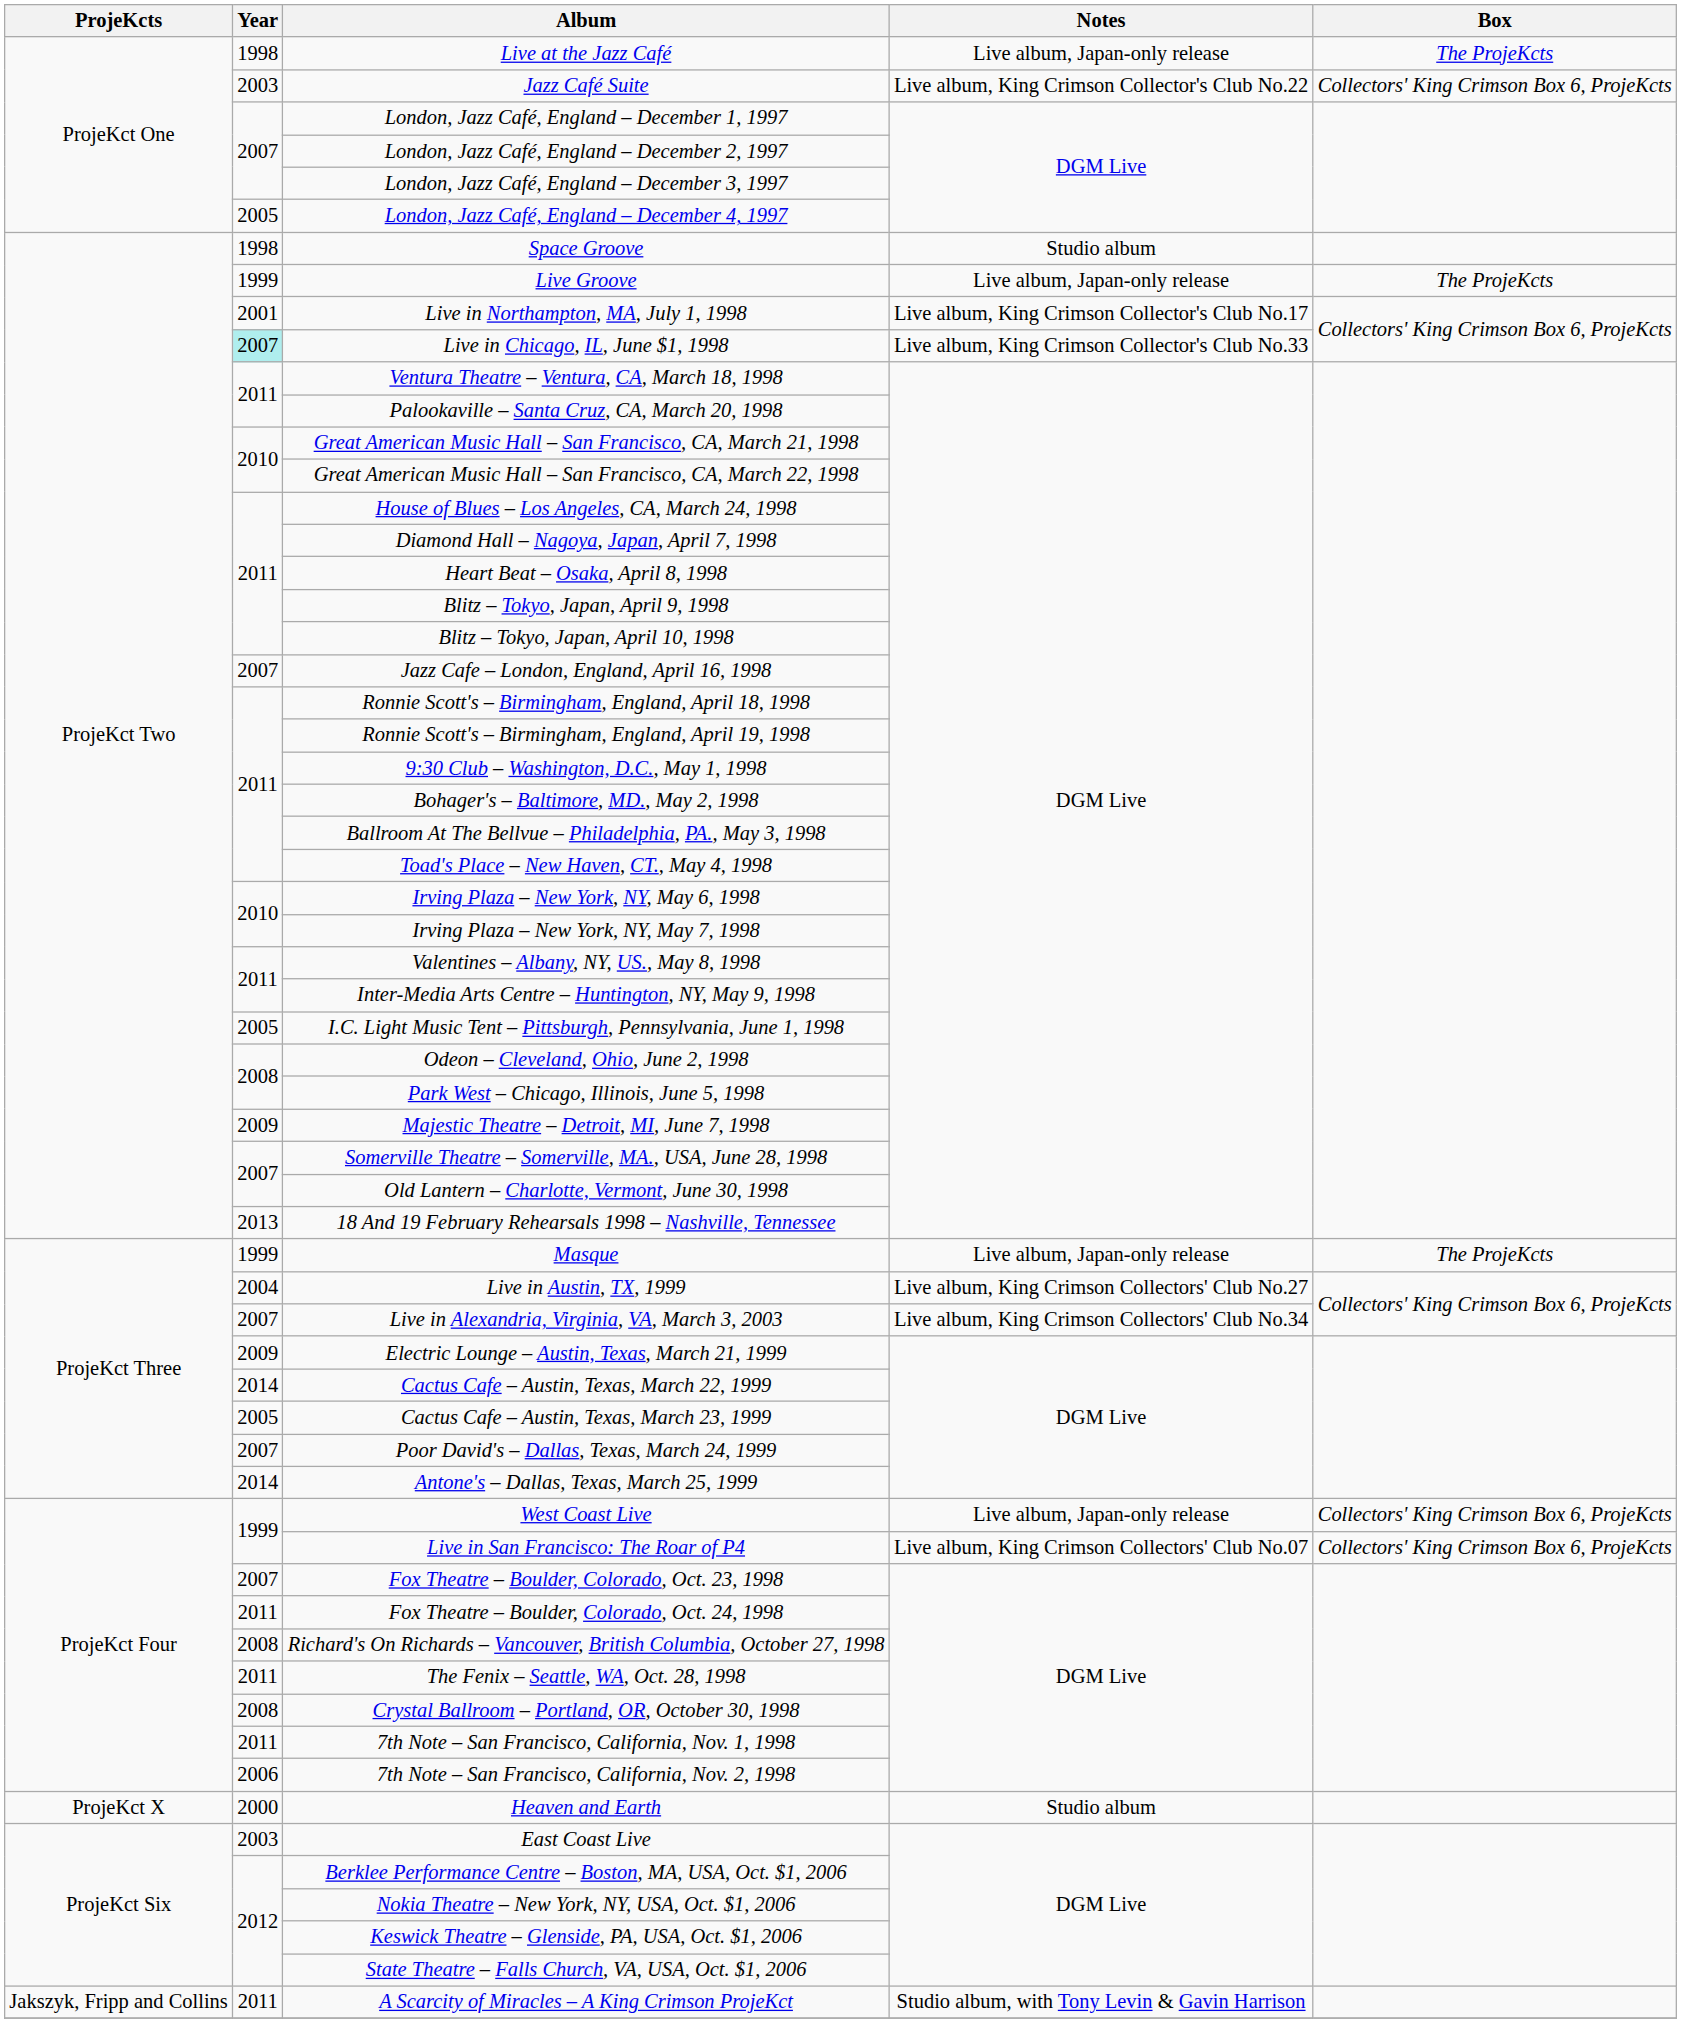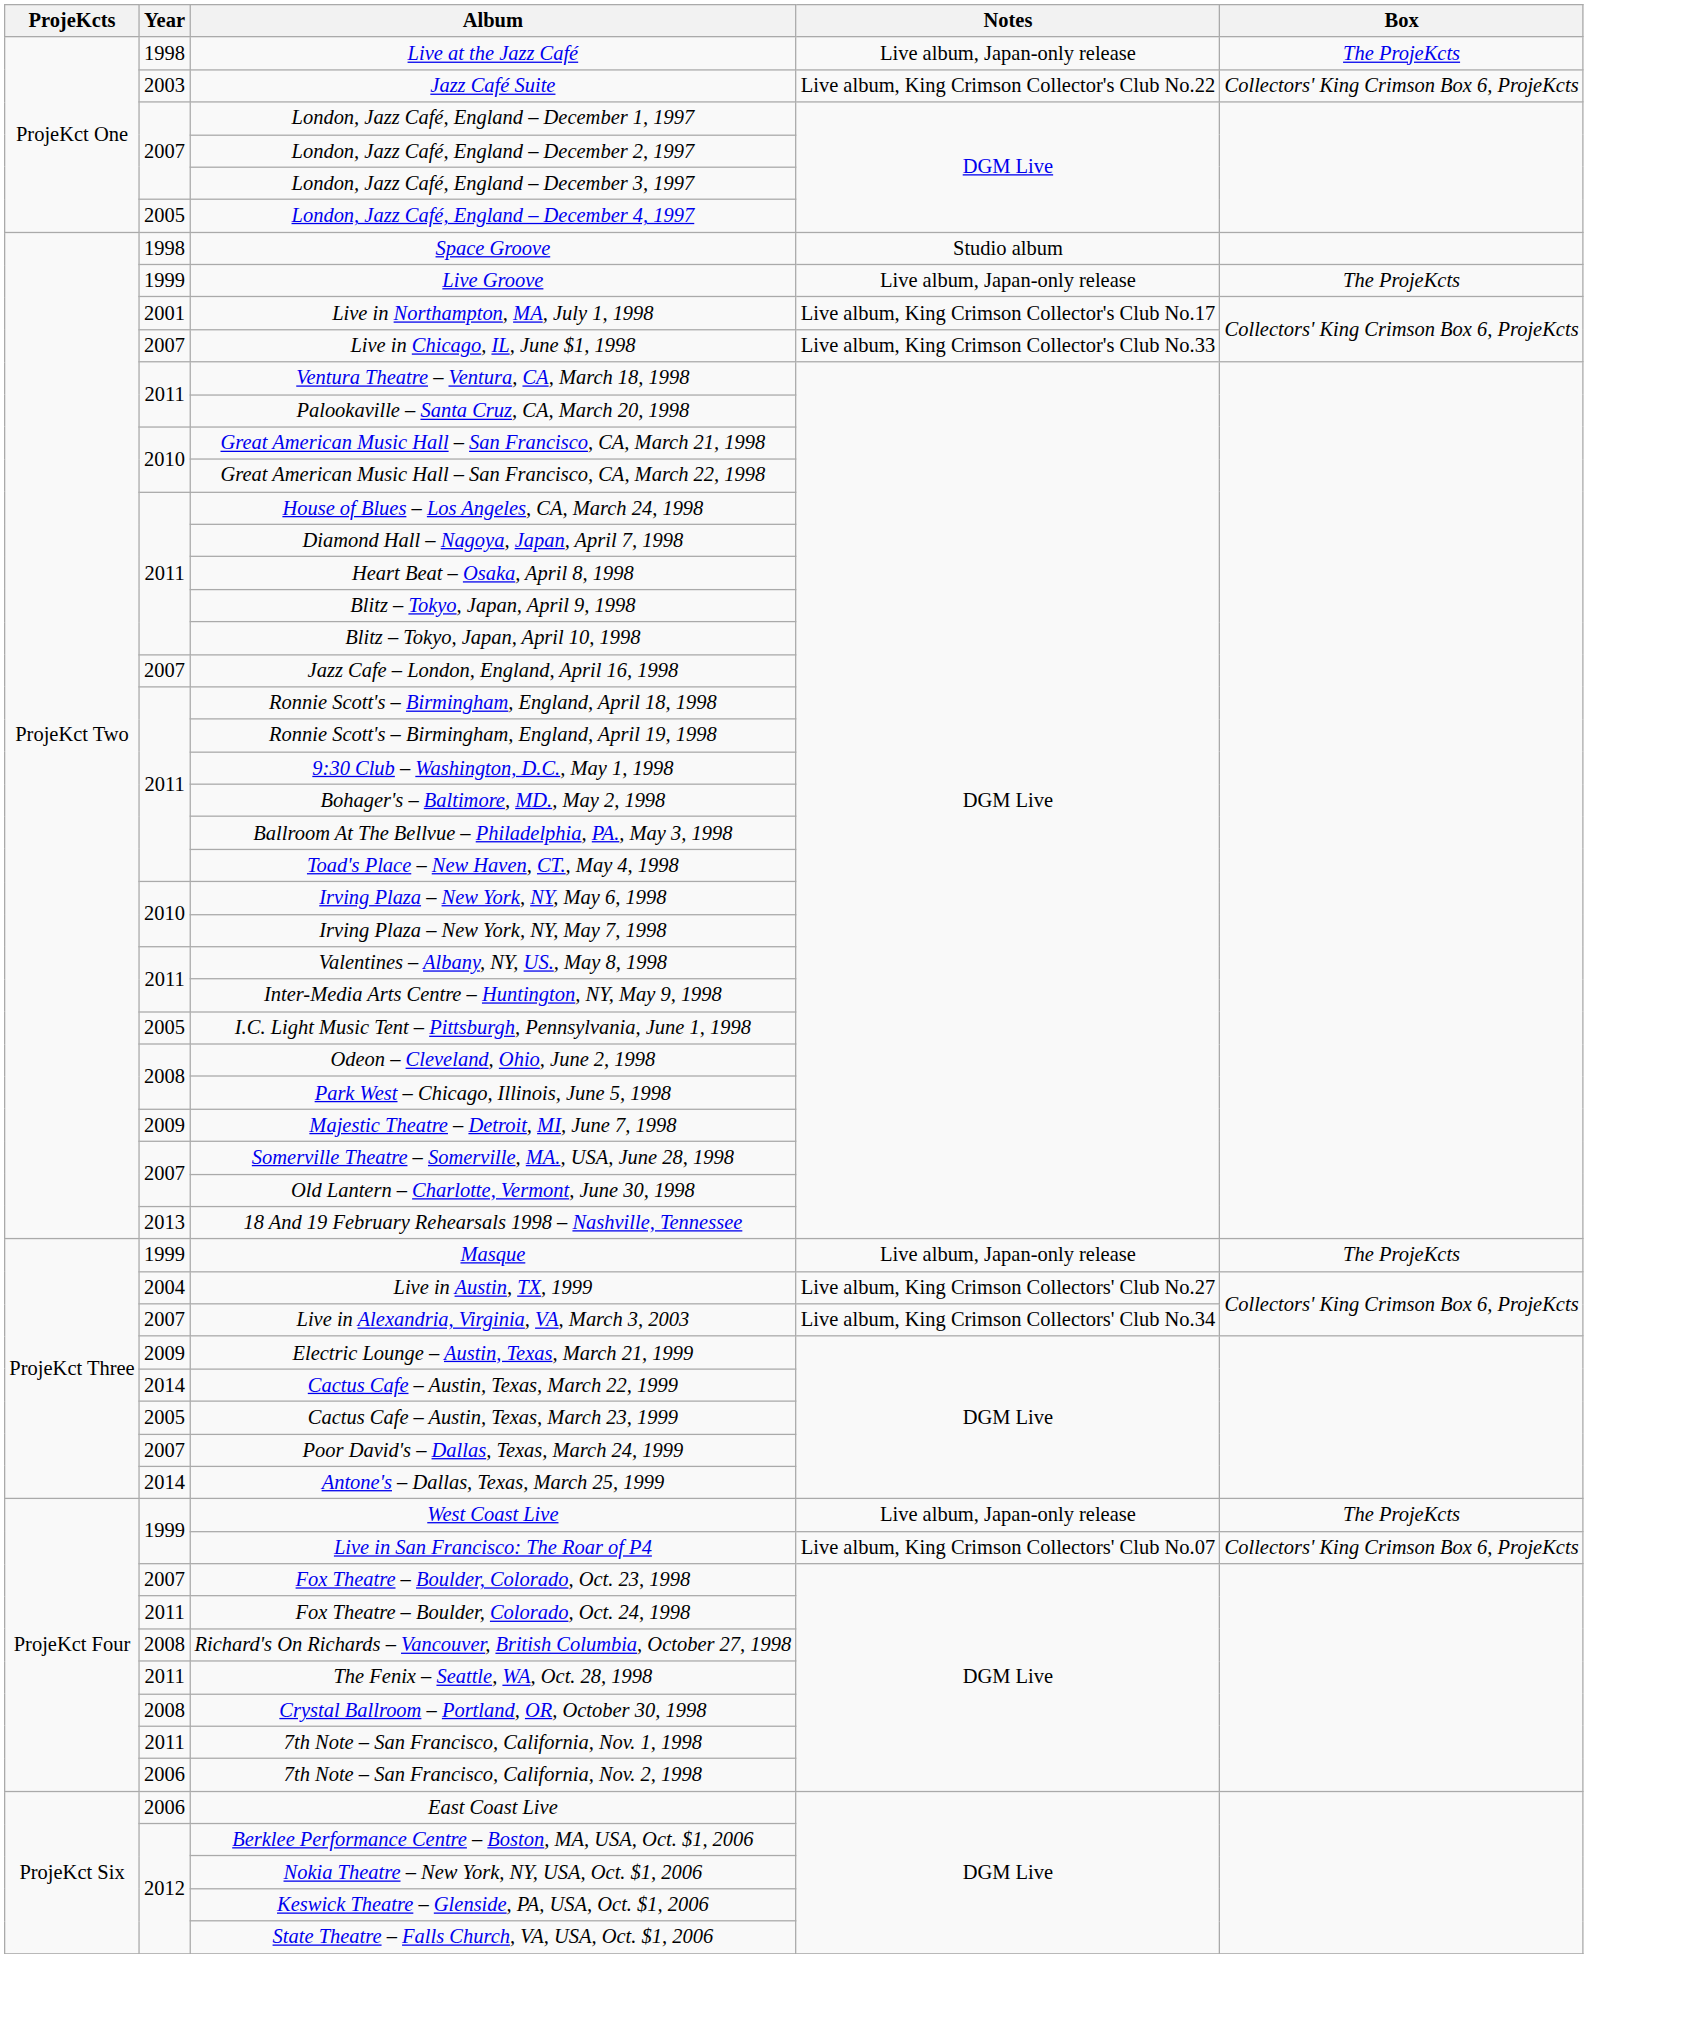(258, 345) paleturquoise background -> (165, 345) no background
(1495, 1514) Collectors' King Crimson Box 6, ProjeKcts -> (1402, 1514) The ProjeKcts
- row: (586, 1807)
(258, 1839) 2003 -> (165, 1807) 2006
- row: (586, 2002)
